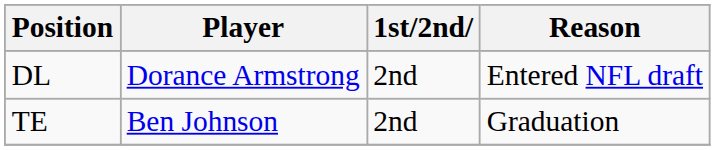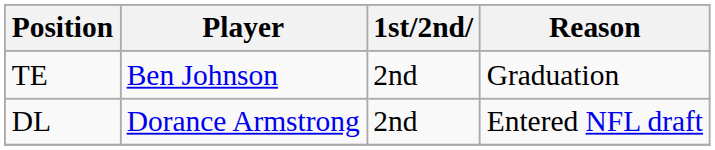rows swapped: (30, 121) <-> (31, 74)
